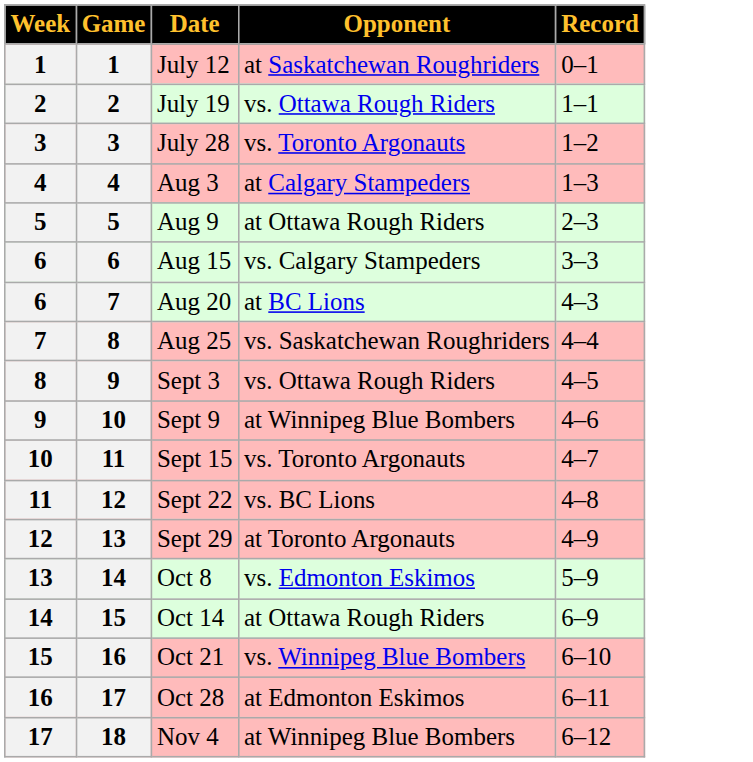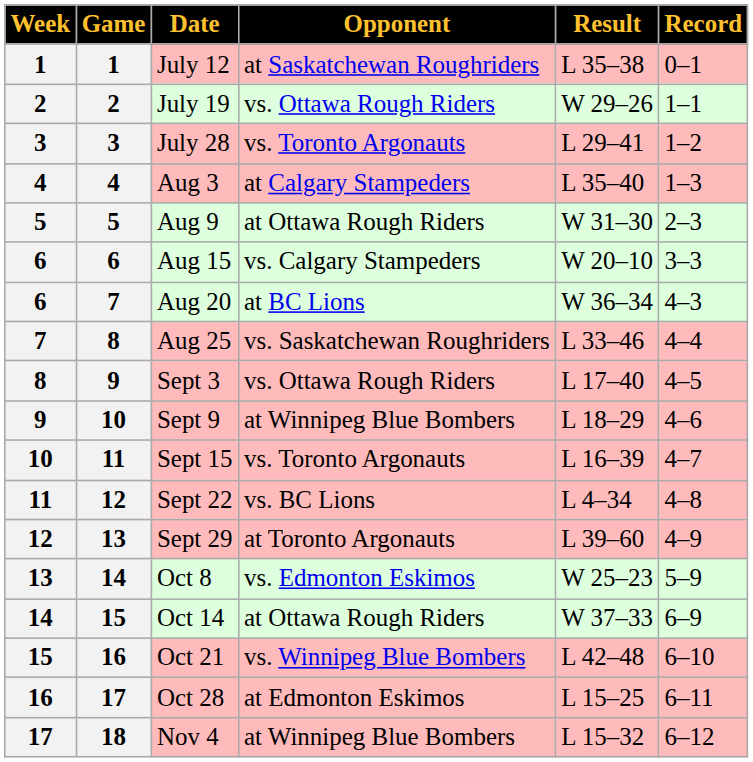+ column: (607, 24)
